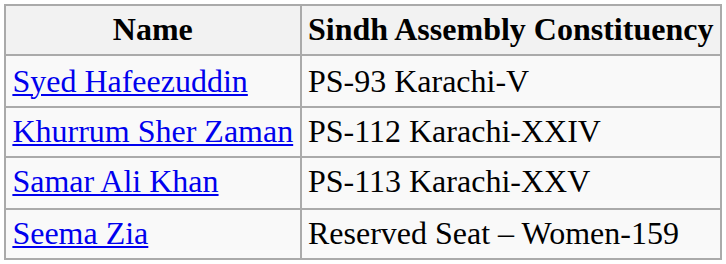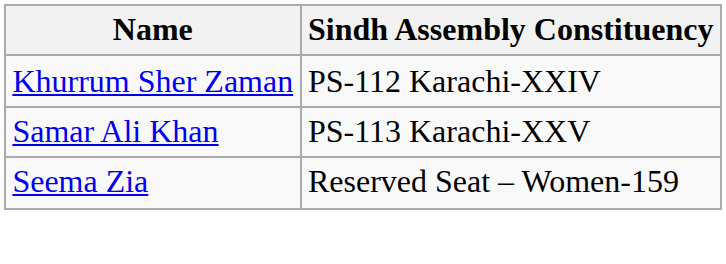- row: (130, 80)
